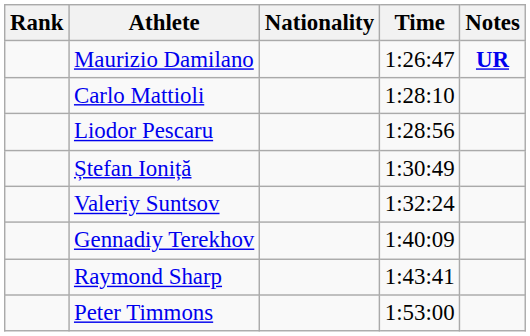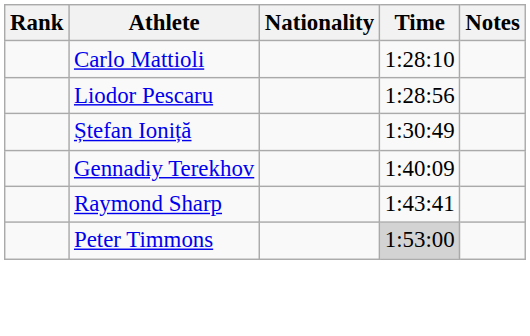- row: (164, 58)
- row: (147, 204)
(420, 312) no background -> (420, 240) lightgrey background
